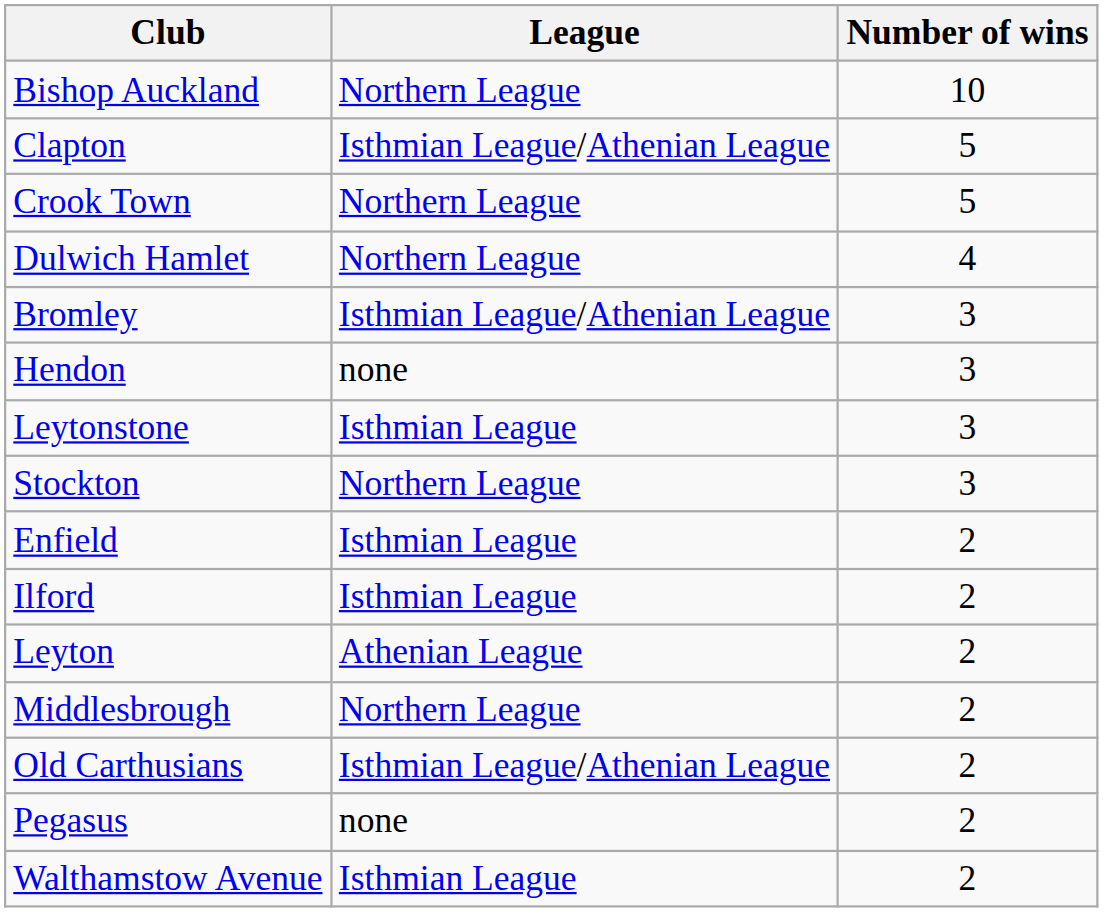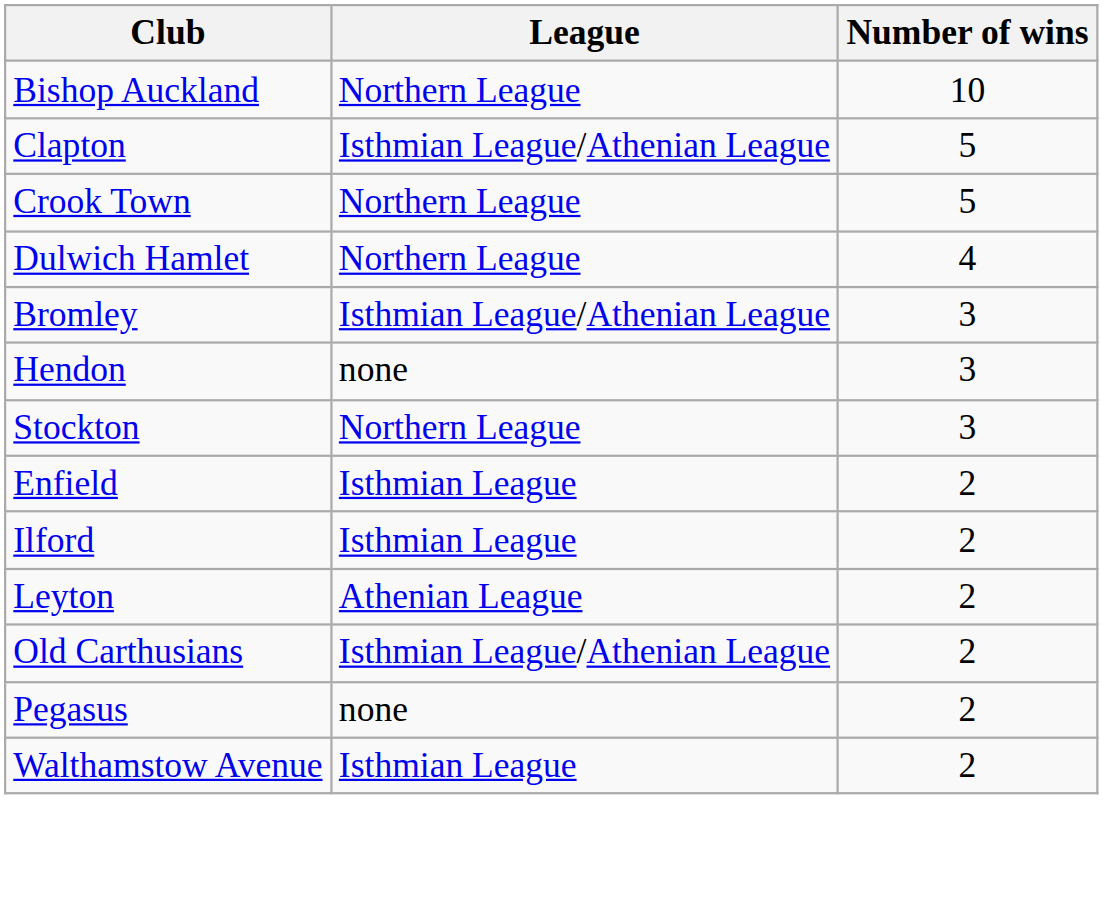- row: (101, 426)
- row: (122, 708)
